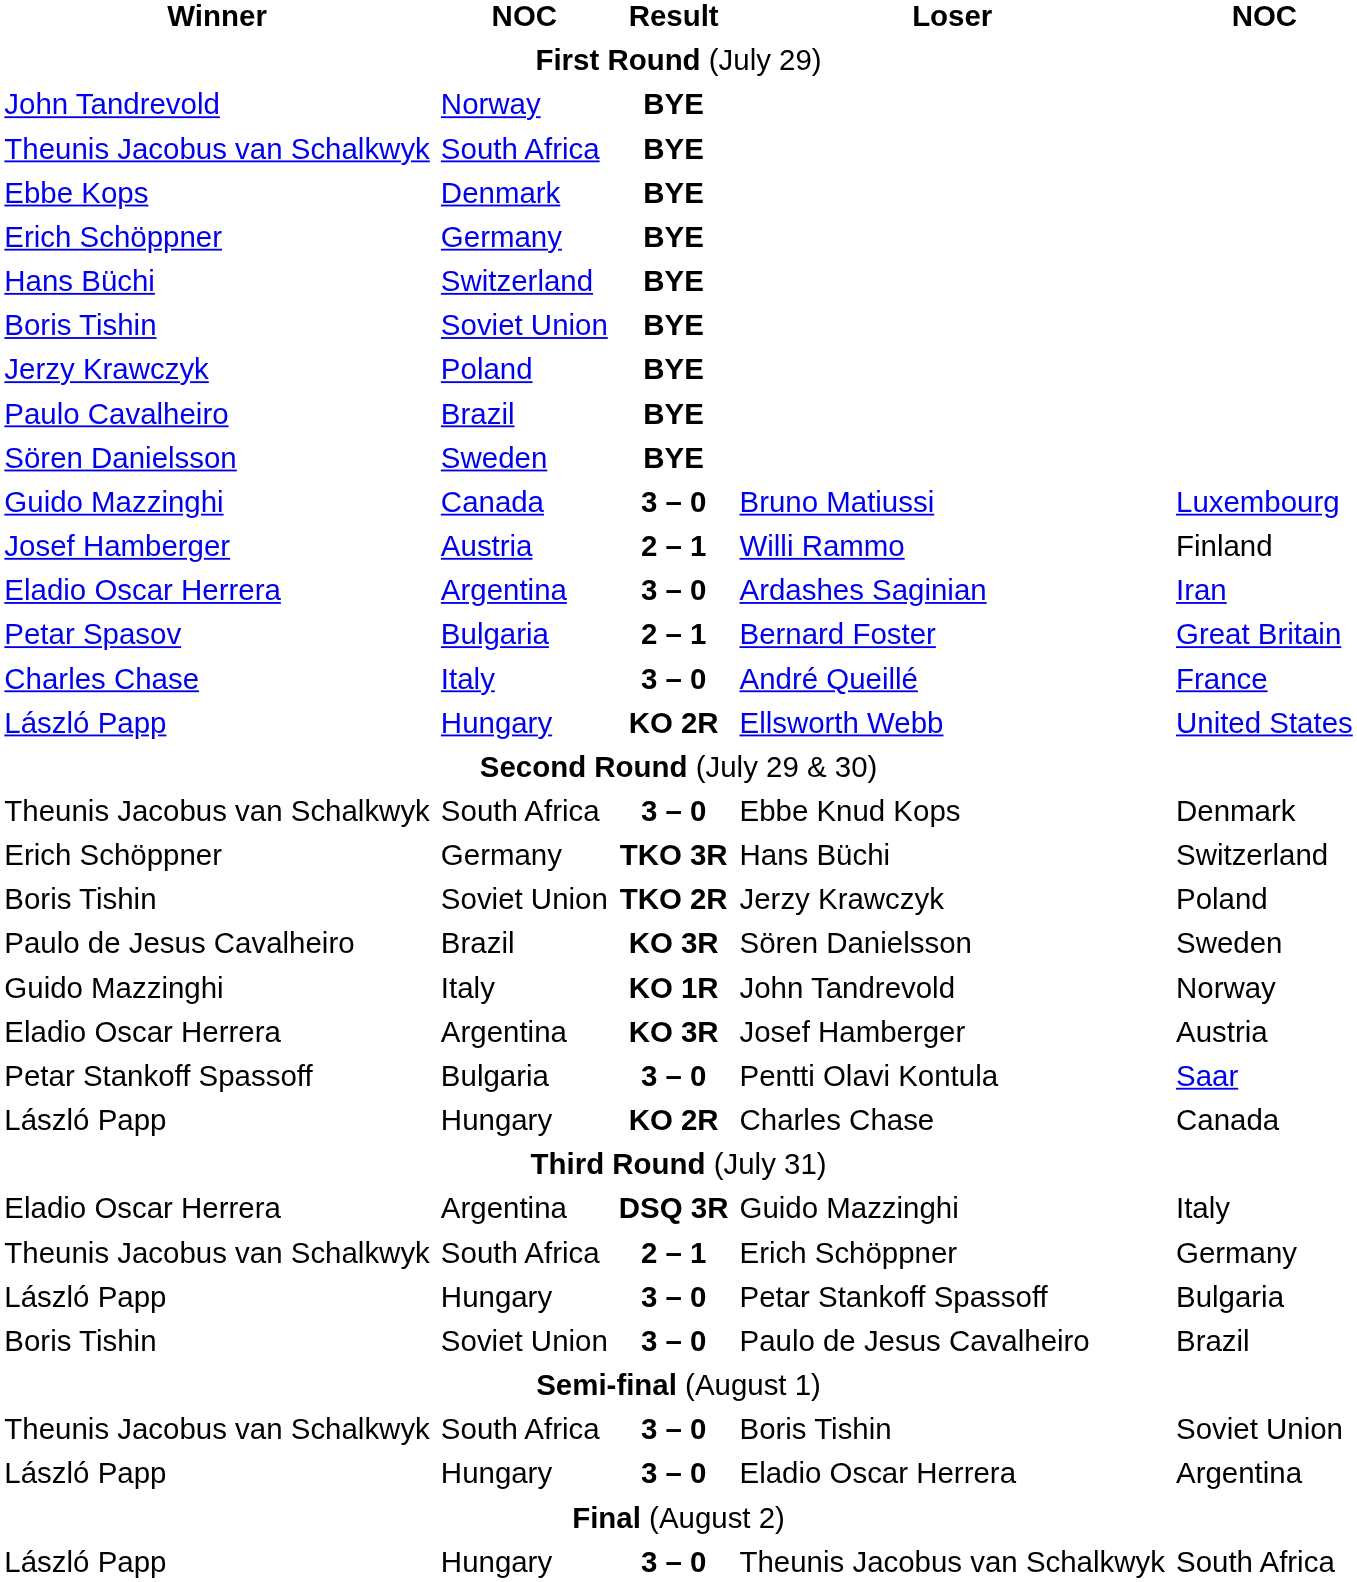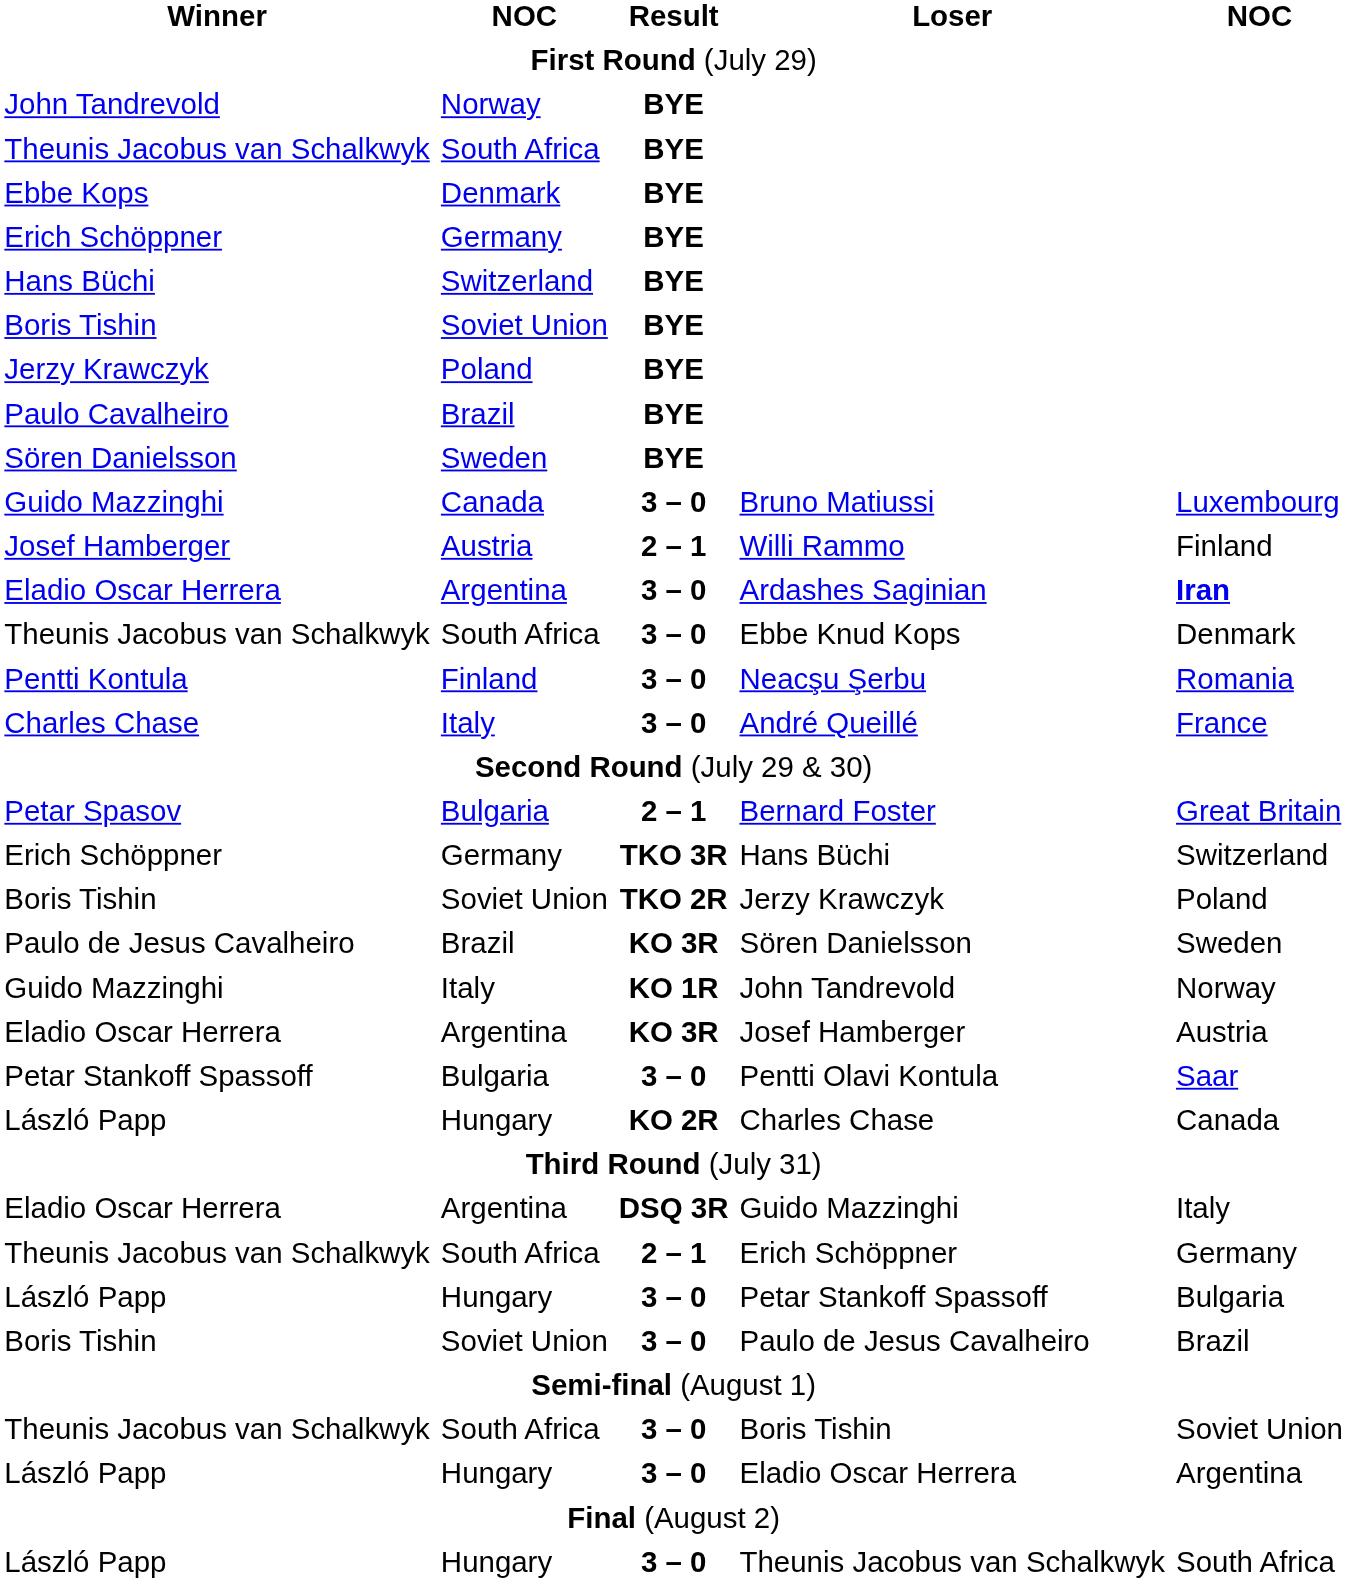(1201, 590) normal -> (1203, 590) bold
rows swapped: (93, 634) <-> (217, 811)
+ row: (96, 678)
- row: (85, 723)
